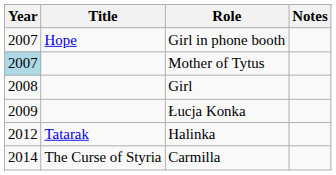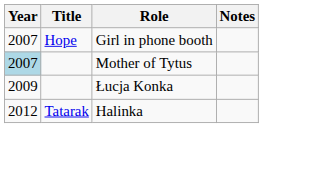- row: (180, 87)
- row: (194, 157)
